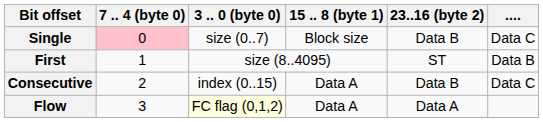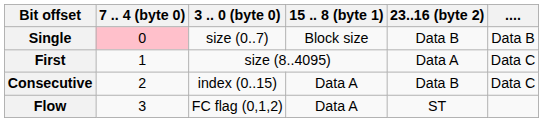(513, 38) Data C -> (513, 38) Data B
(437, 60) ST -> (437, 60) Data A
(513, 60) Data B -> (513, 60) Data C
(237, 106) lightyellow background -> (237, 106) no background
(437, 106) Data A -> (437, 106) ST
